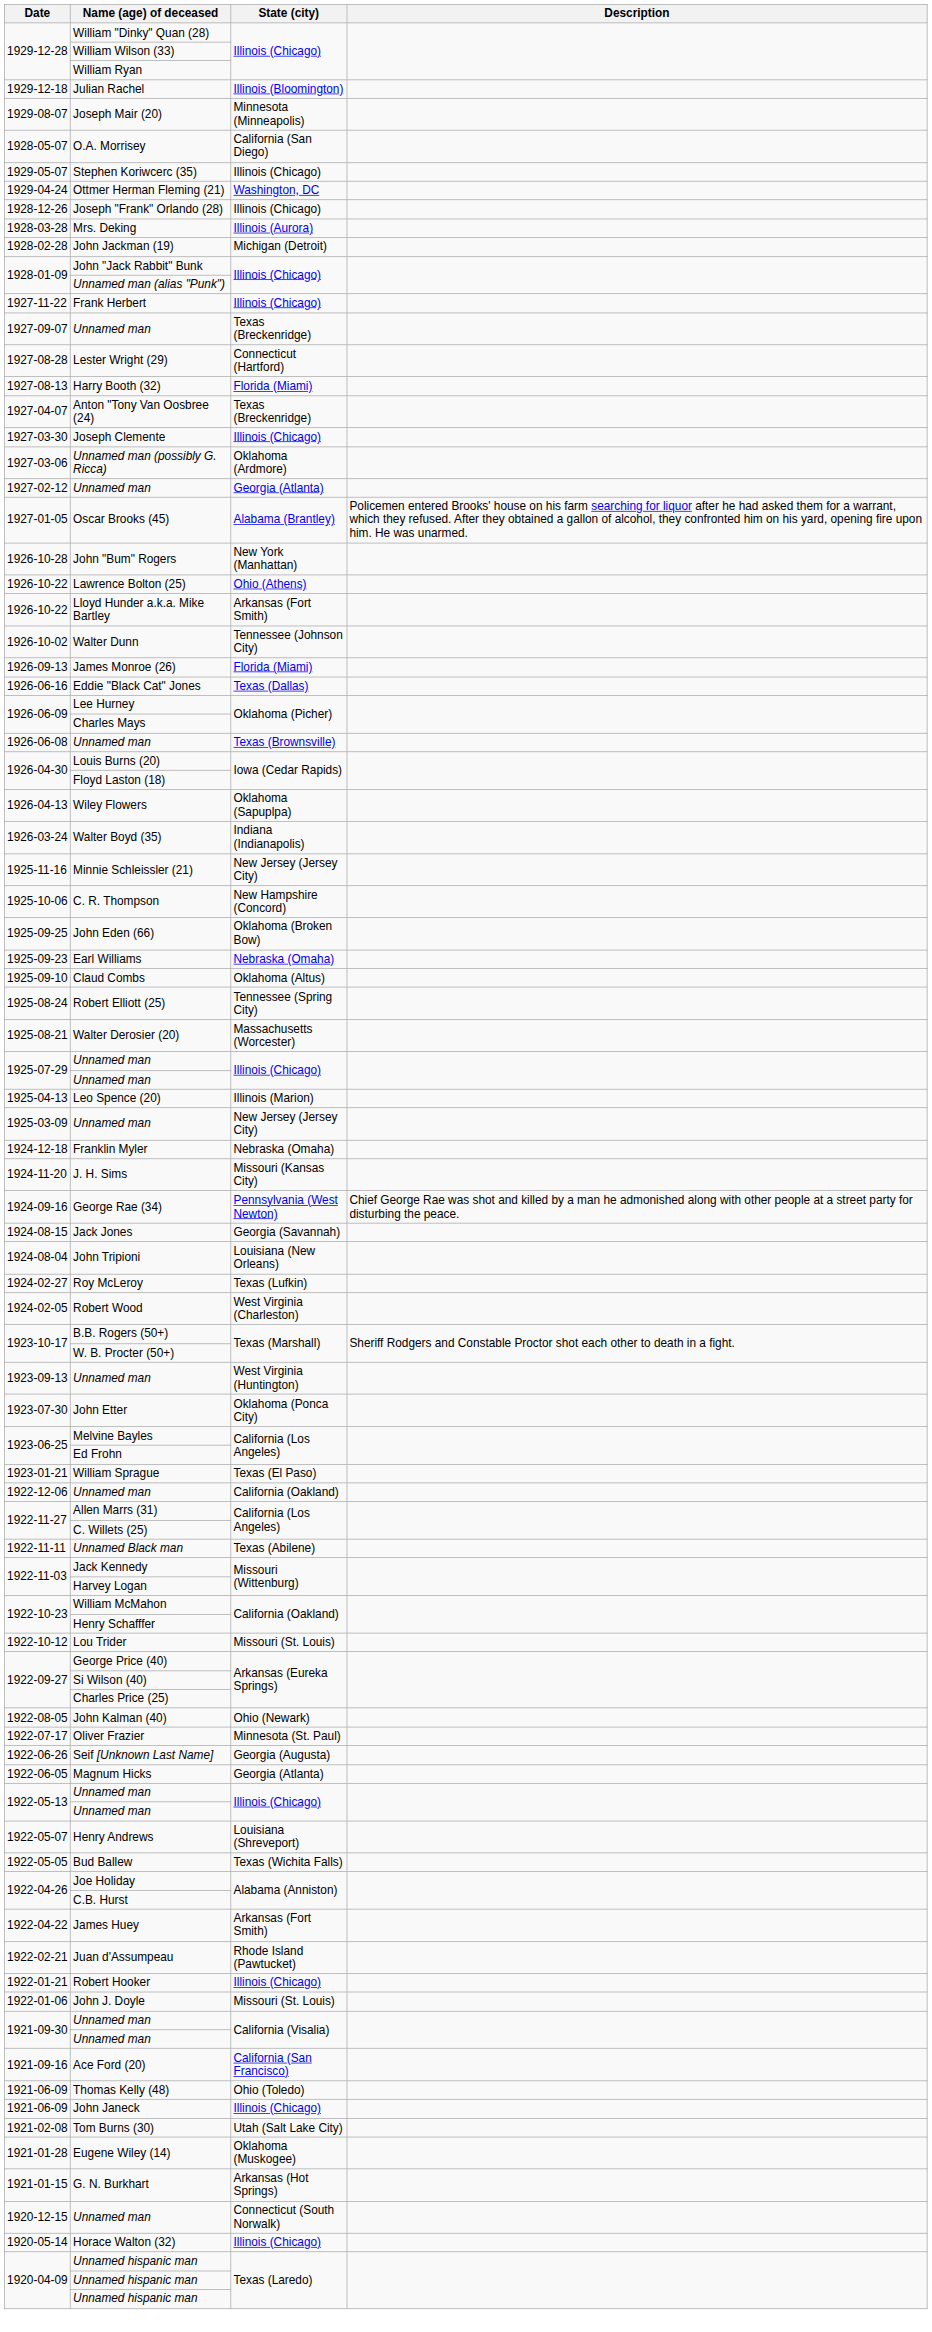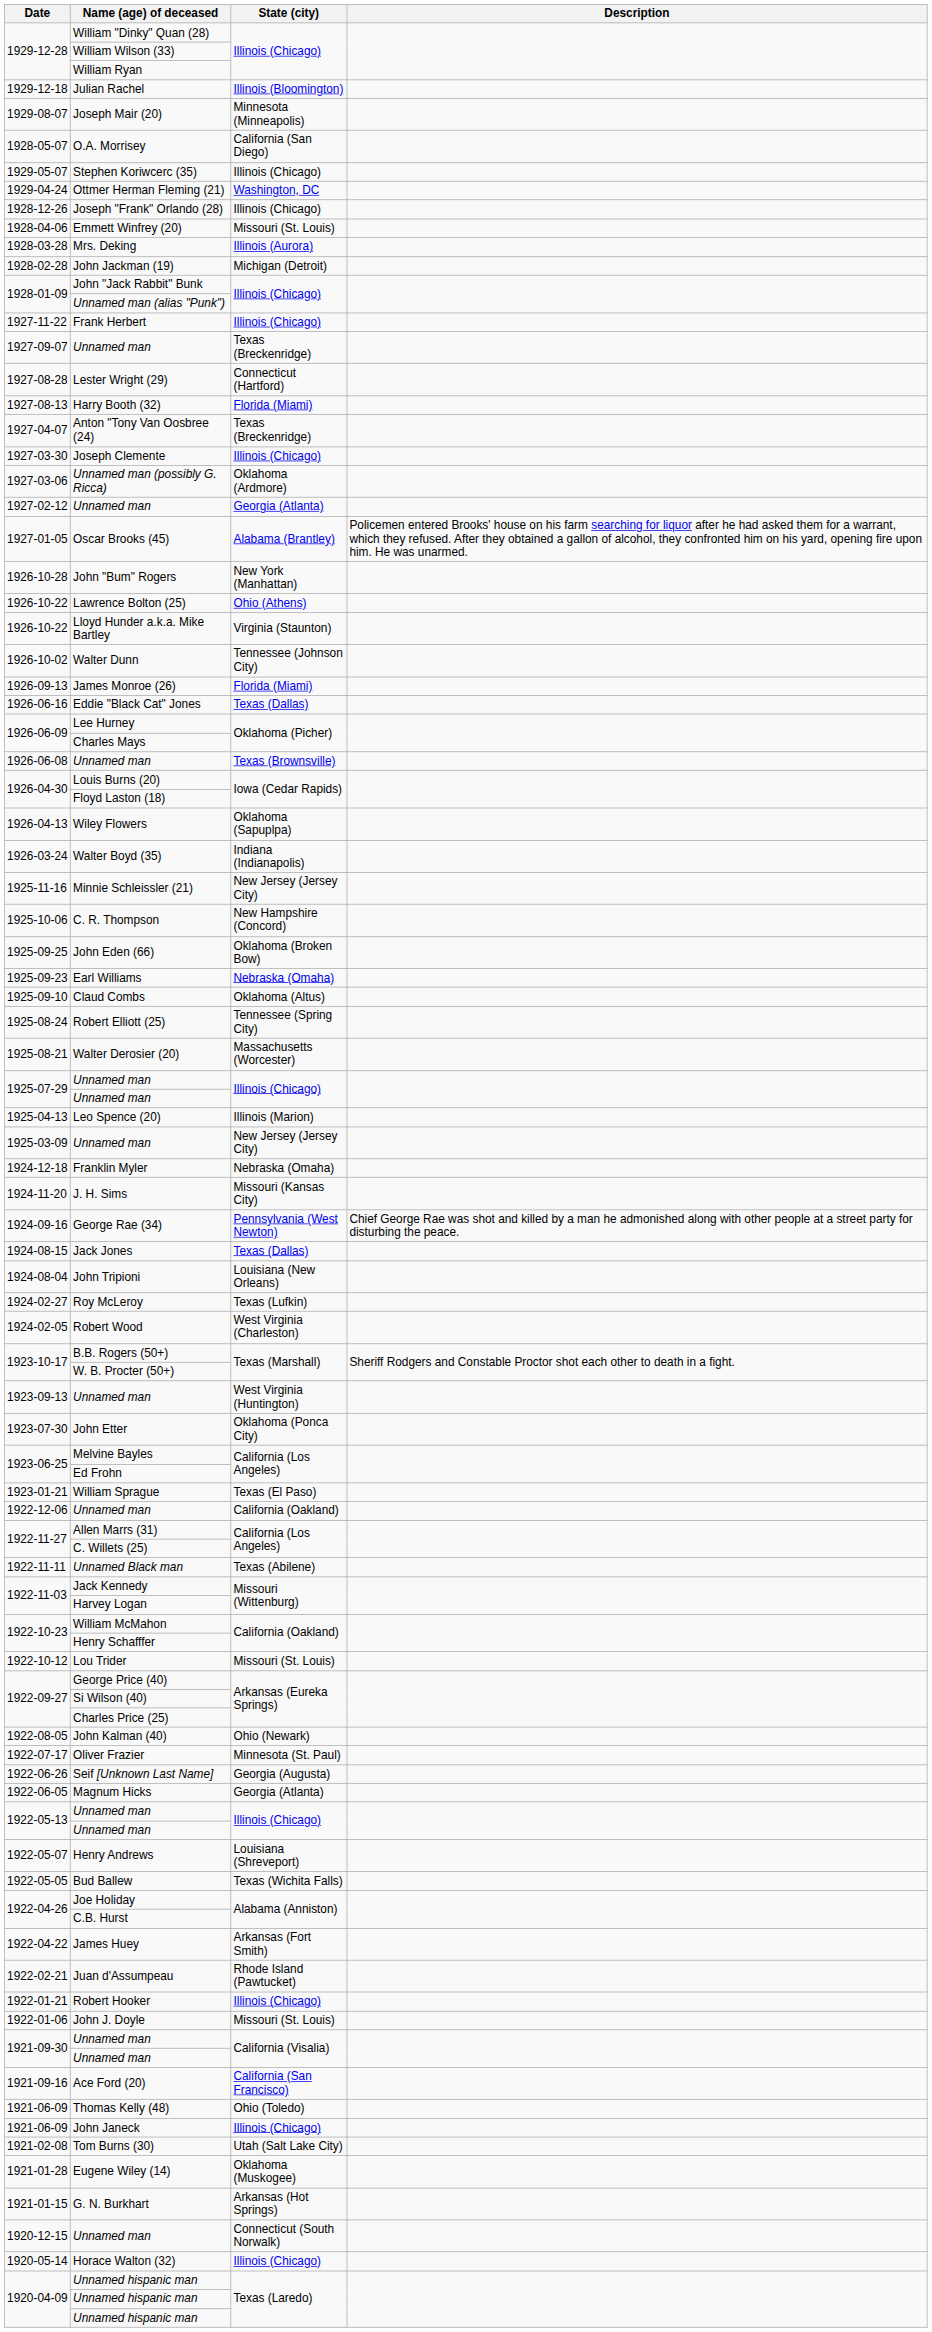+ row: (37, 228)
(272, 609) Arkansas (Fort Smith) -> (282, 628) Virginia (Staunton)
(287, 1232) Georgia (Savannah) -> (271, 1251) Texas (Dallas)
